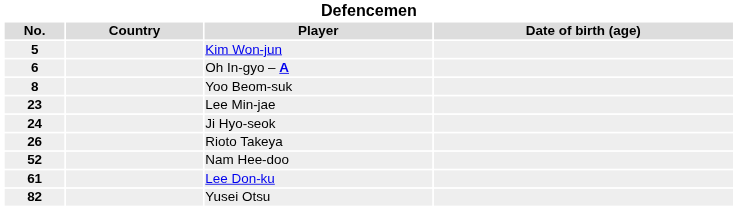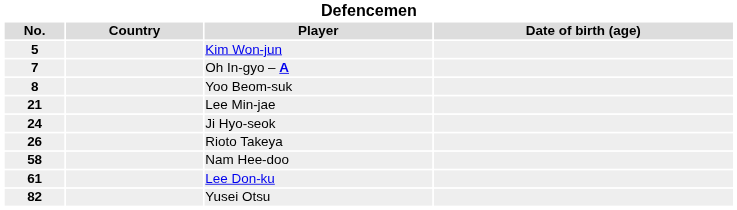(35, 67) 6 -> (35, 67) 7
(35, 104) 23 -> (35, 104) 21
(35, 160) 52 -> (35, 160) 58
